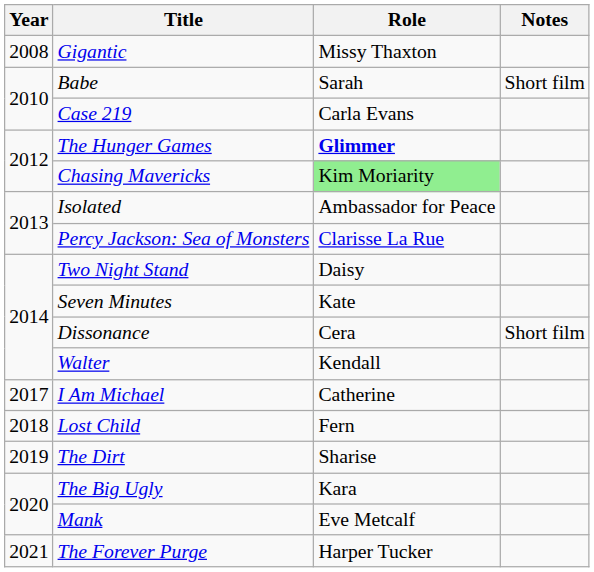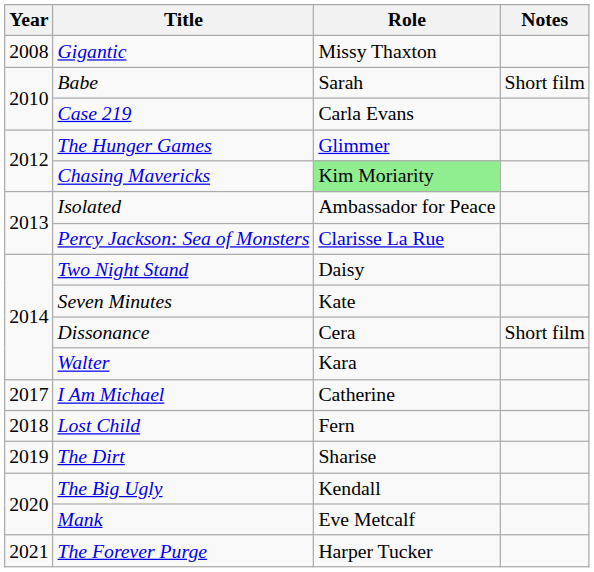(357, 144) bold -> (354, 144) normal
(350, 363) Kendall -> (338, 363) Kara
(338, 488) Kara -> (350, 488) Kendall
